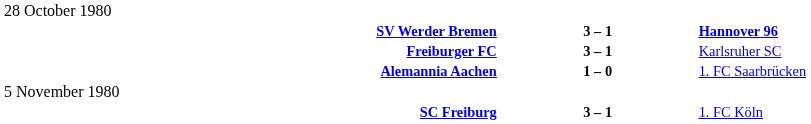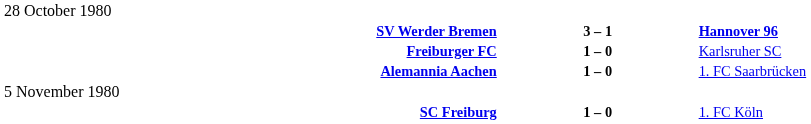(598, 51) 3 – 1 -> (598, 51) 1 – 0
(598, 112) 3 – 1 -> (598, 112) 1 – 0
